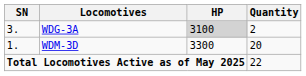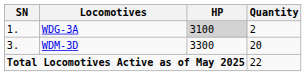(13, 29) 3. -> (13, 29) 1.
(13, 46) 1. -> (13, 46) 3.
